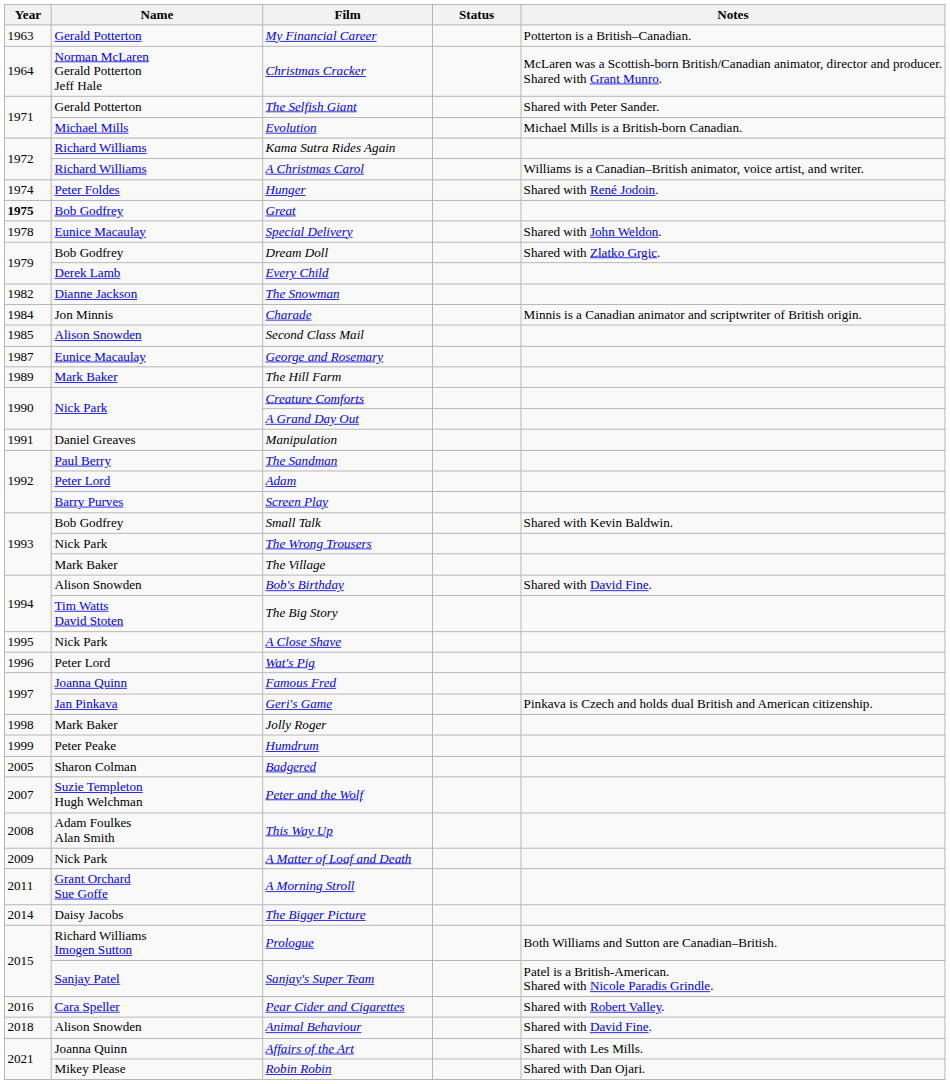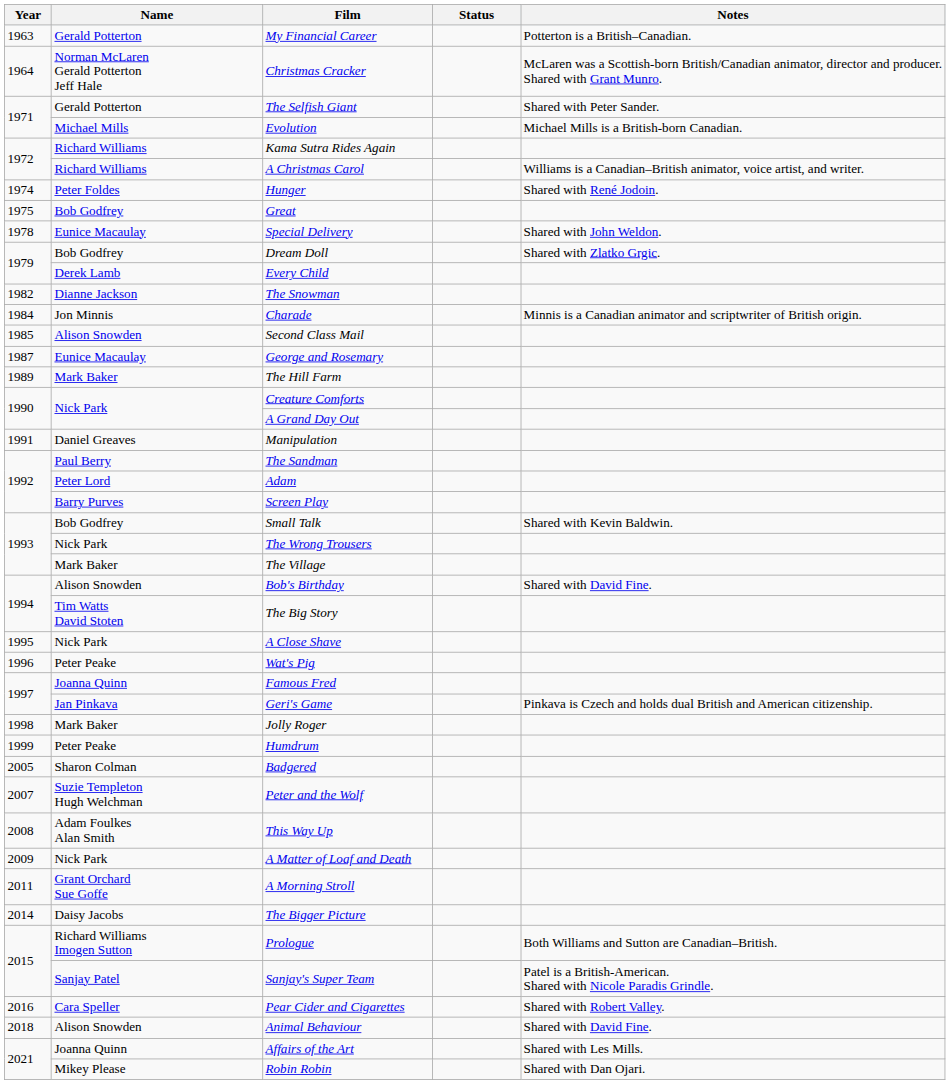(21, 210) bold -> (21, 210) normal
(82, 662) Peter Lord -> (85, 662) Peter Peake
